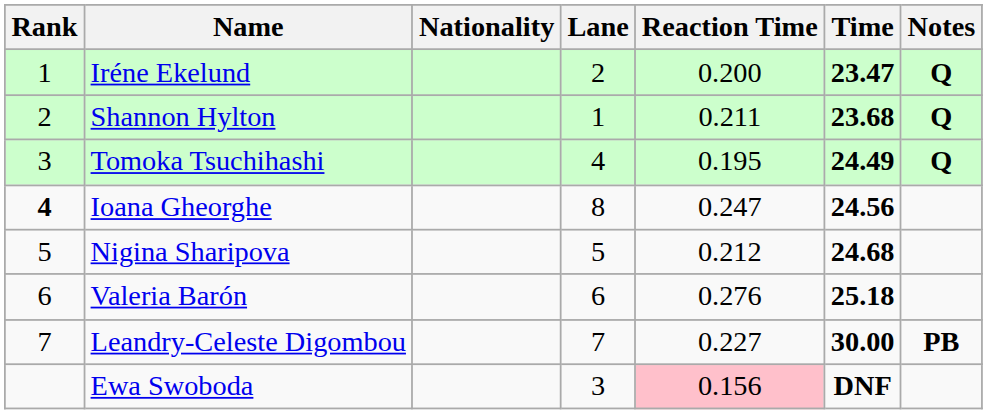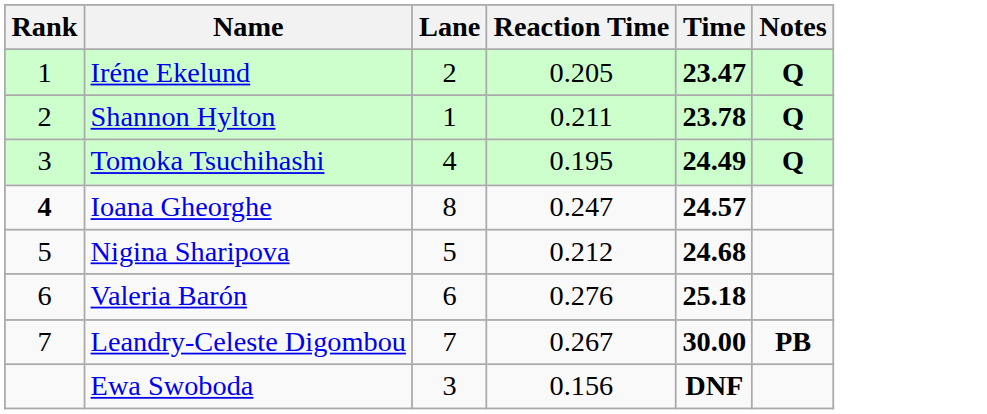- column: (487, 26)
(730, 71) 0.200 -> (581, 71) 0.205
(863, 116) 23.68 -> (714, 116) 23.78
(863, 206) 24.56 -> (714, 206) 24.57
(730, 341) 0.227 -> (581, 341) 0.267
(730, 386) pink background -> (581, 386) no background
